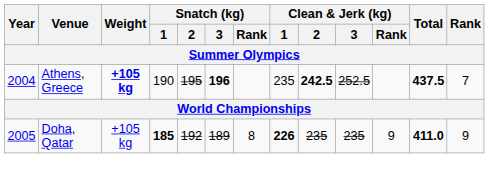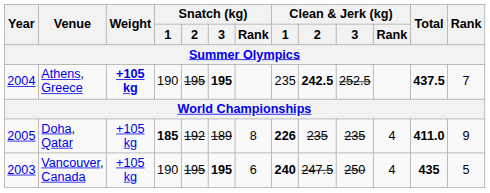(219, 81) 196 -> (222, 81) 195
(391, 136) 9 -> (392, 136) 4
+ row: (72, 170)
